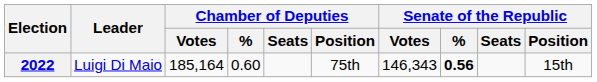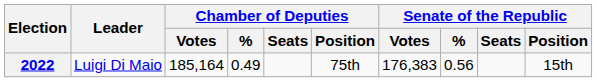(246, 64) 0.60 -> (246, 64) 0.49
(410, 64) 146,343 -> (410, 64) 176,383
(459, 64) bold -> (459, 64) normal
